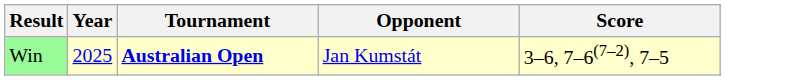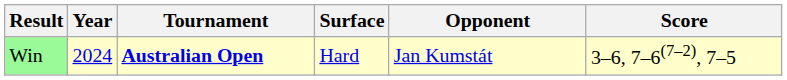+ column: (352, 20)
(92, 55) 2025 -> (92, 55) 2024
